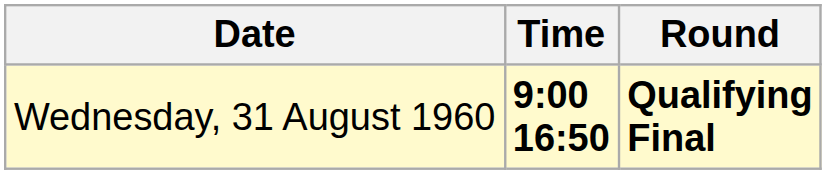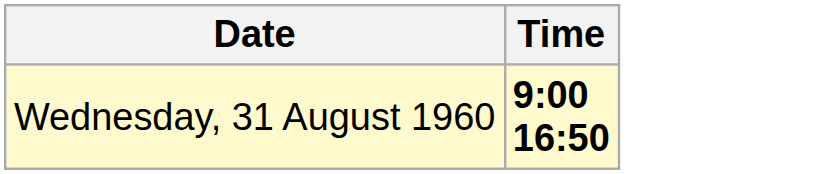- column: (720, 34)
